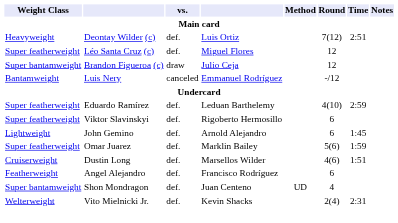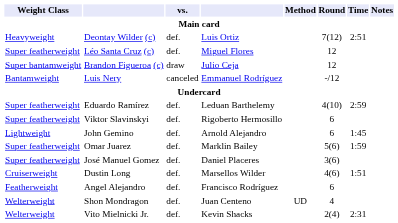+ row: (122, 160)
(43, 187) Super bantamweight -> (30, 201) Welterweight
